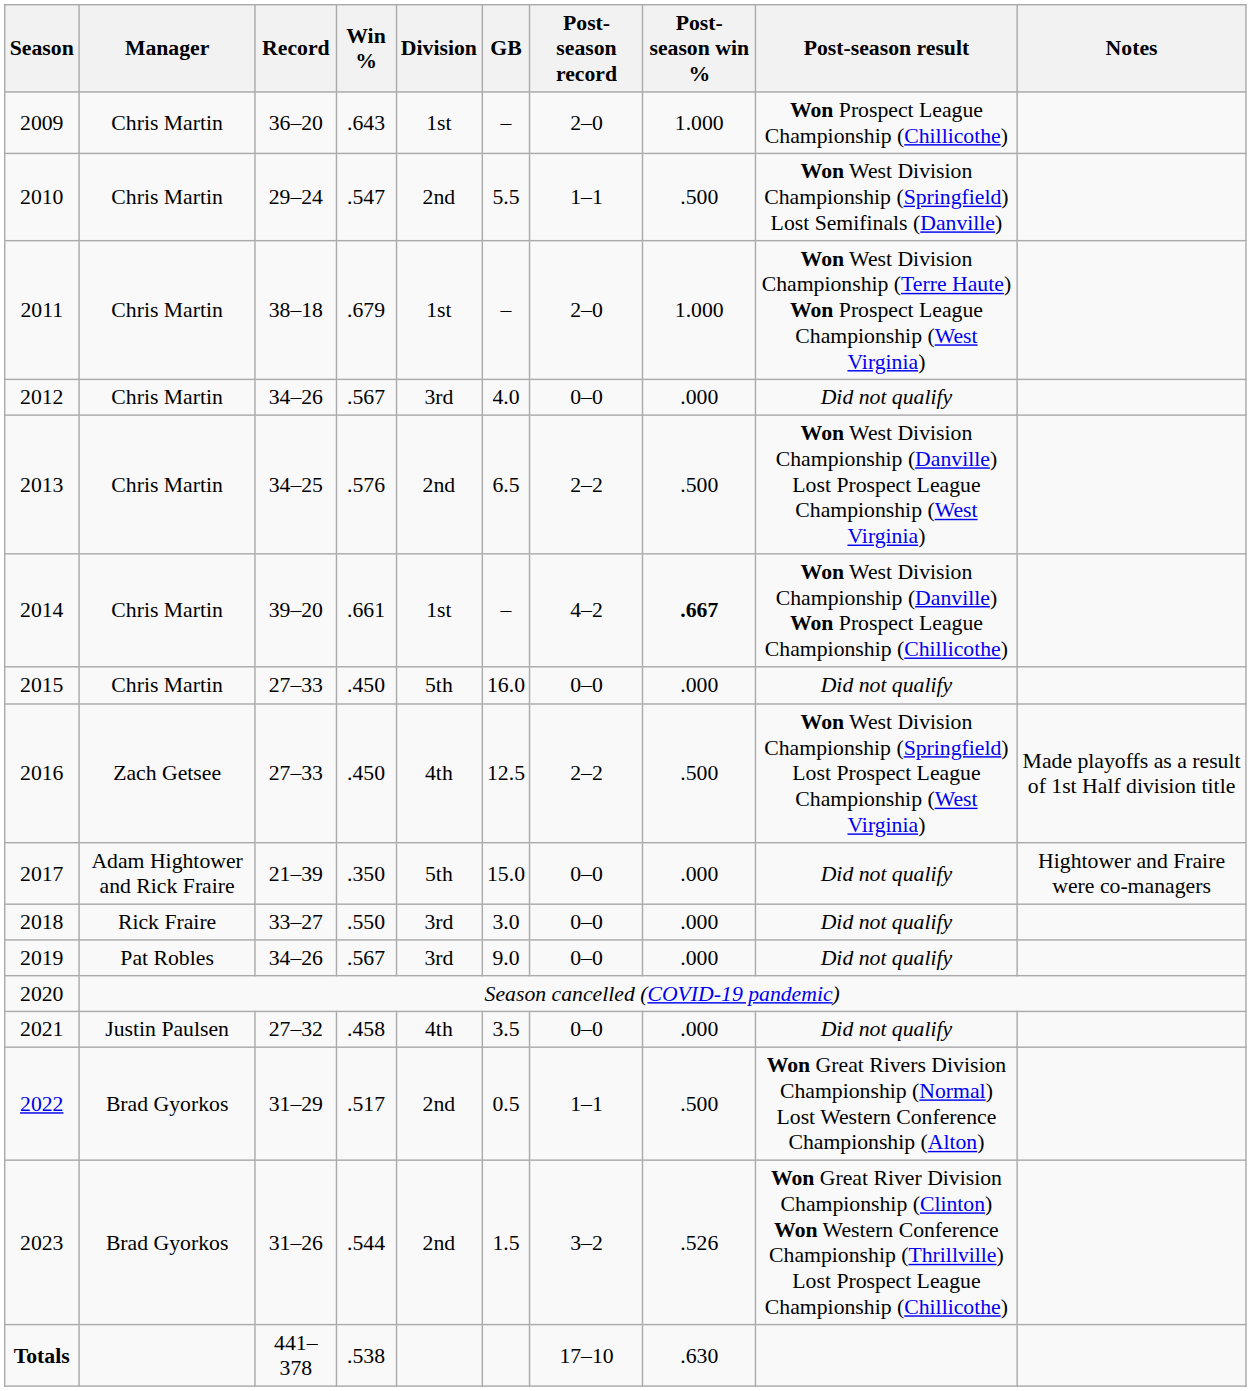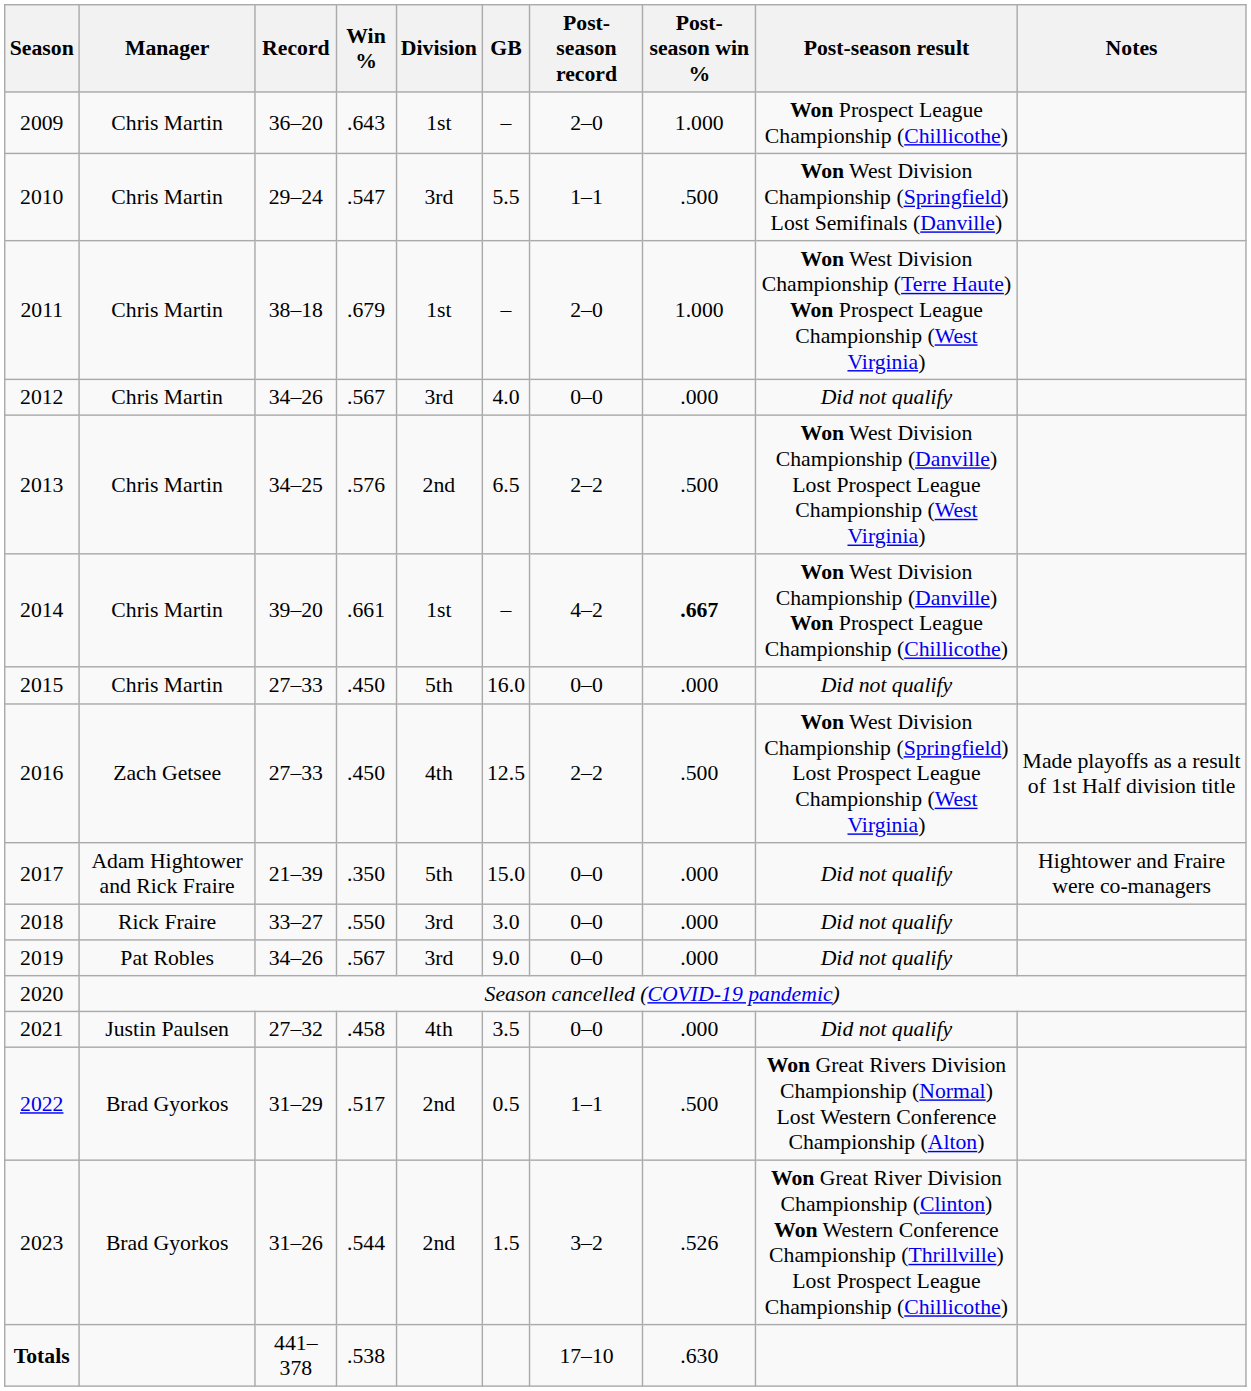(439, 197) 2nd -> (439, 197) 3rd
